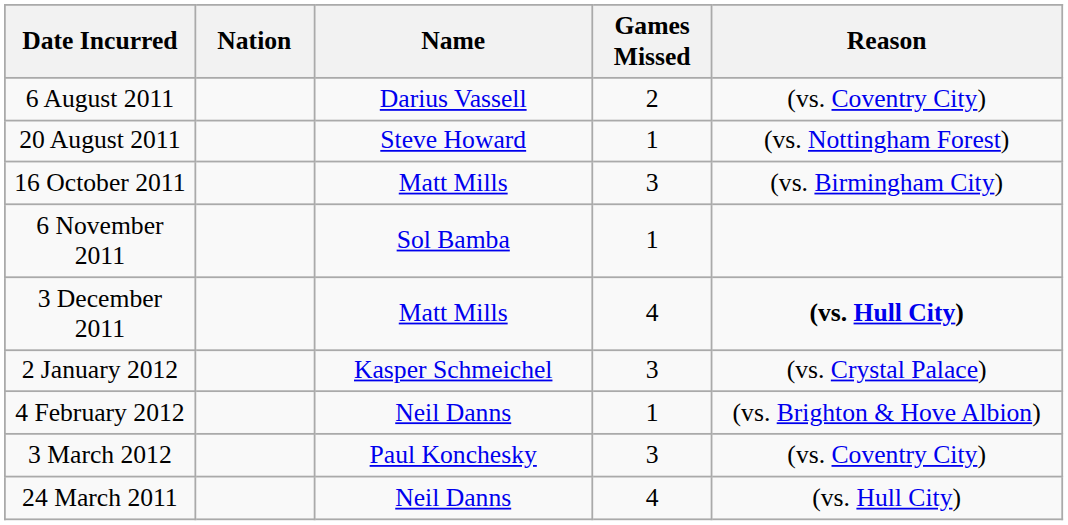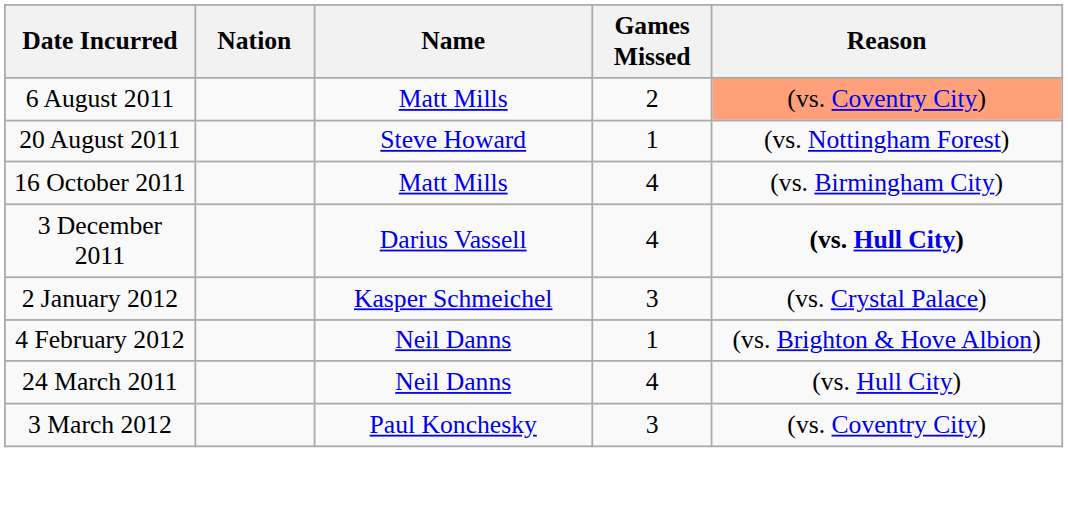(453, 98) Darius Vassell -> (453, 98) Matt Mills
(887, 98) no background -> (887, 98) lightsalmon background
(652, 183) 3 -> (652, 183) 4
- row: (100, 240)
(453, 313) Matt Mills -> (453, 240) Darius Vassell
rows swapped: (100, 455) <-> (100, 497)
